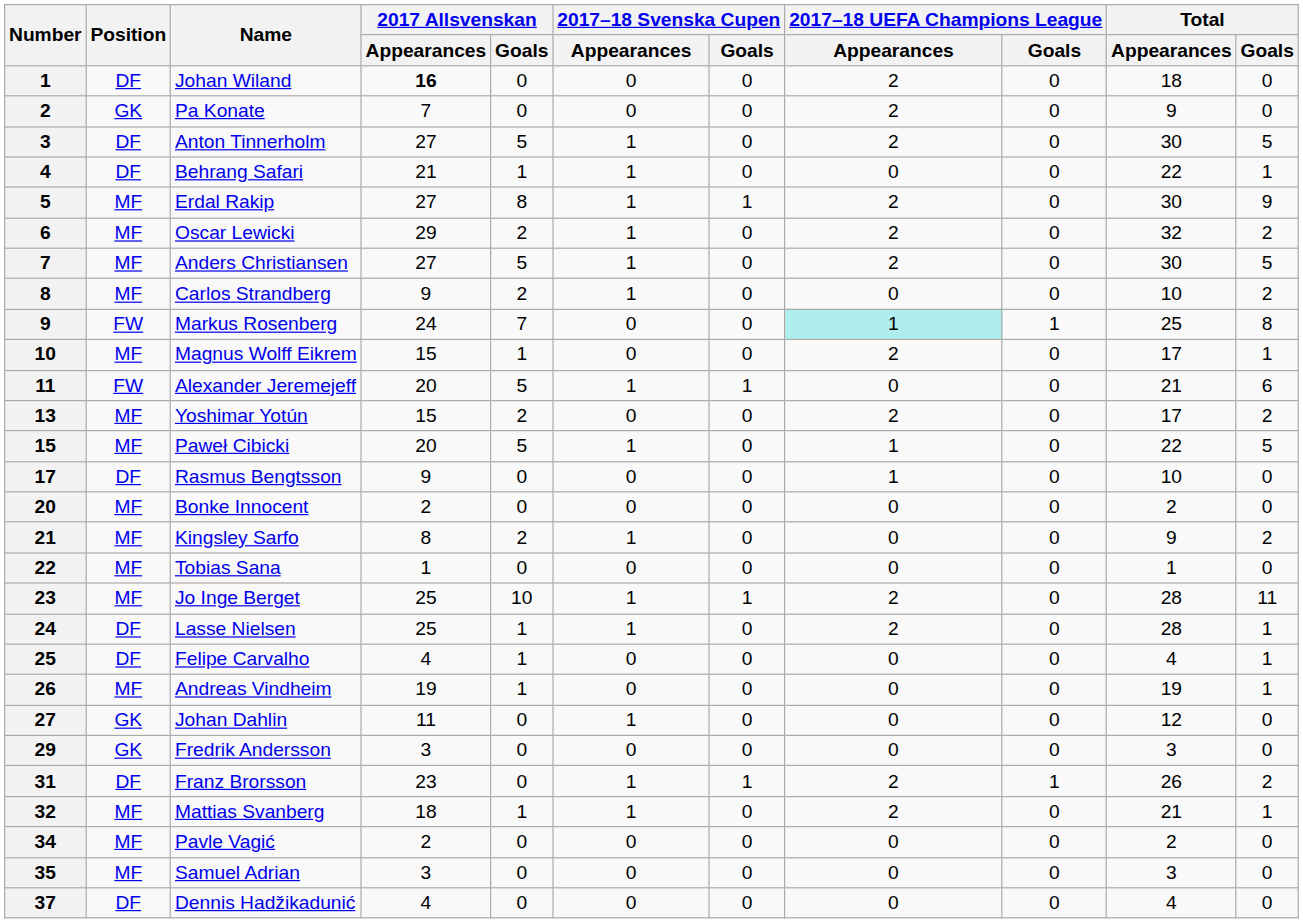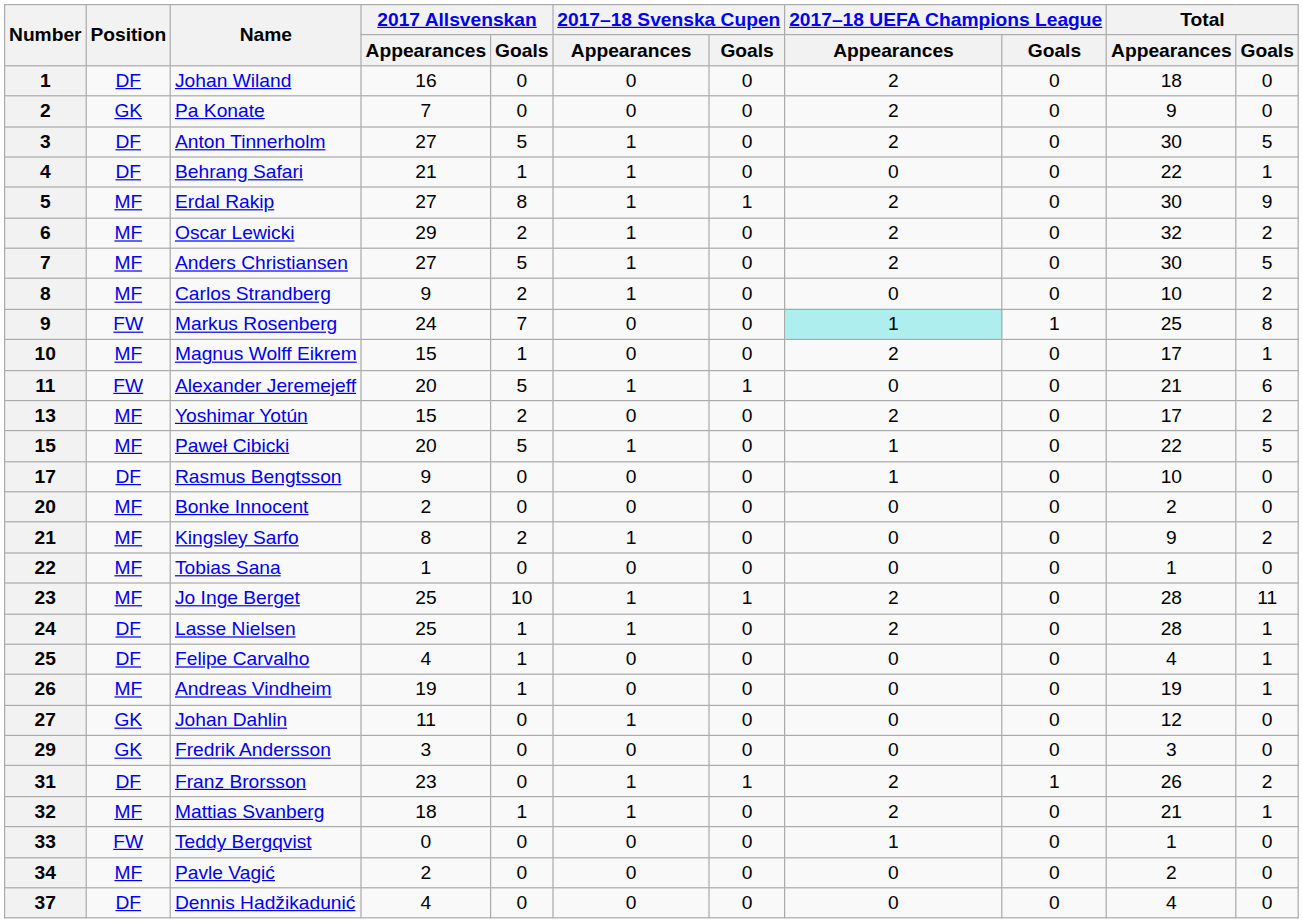(426, 80) bold -> (426, 80) normal
+ row: (243, 841)
- row: (237, 872)
